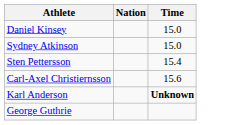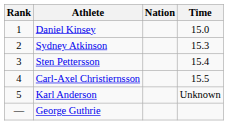+ column: (19, 12)
(172, 45) 15.0 -> (200, 45) 15.3
(172, 78) 15.6 -> (200, 78) 15.5
(172, 95) bold -> (200, 95) normal
